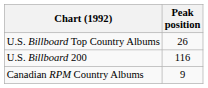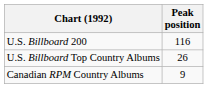rows swapped: (83, 41) <-> (47, 58)
